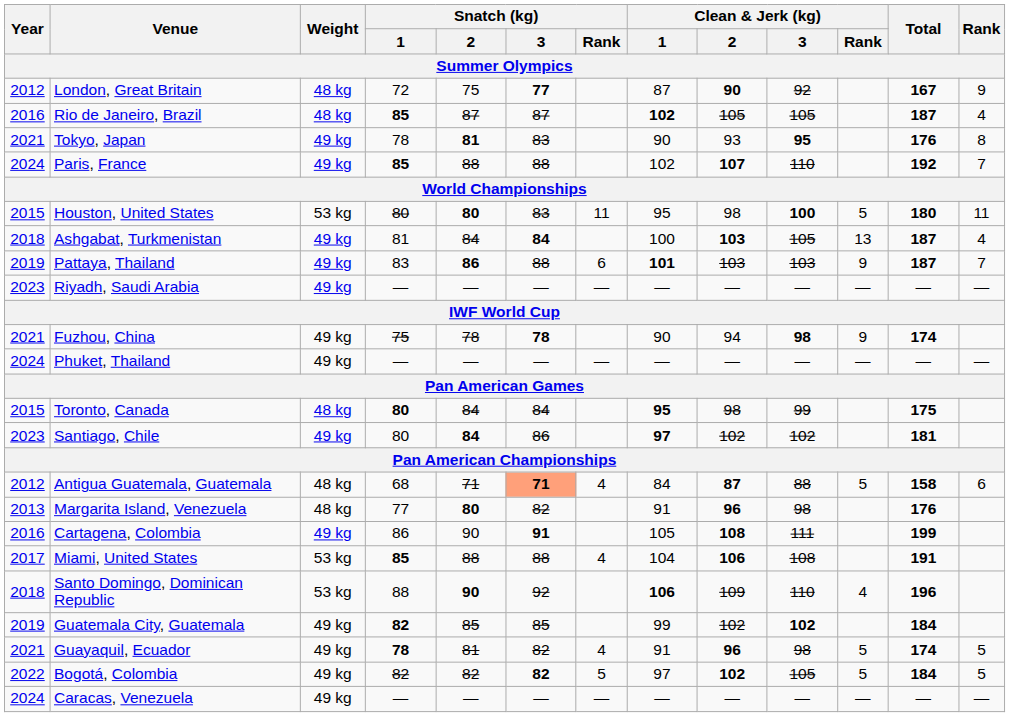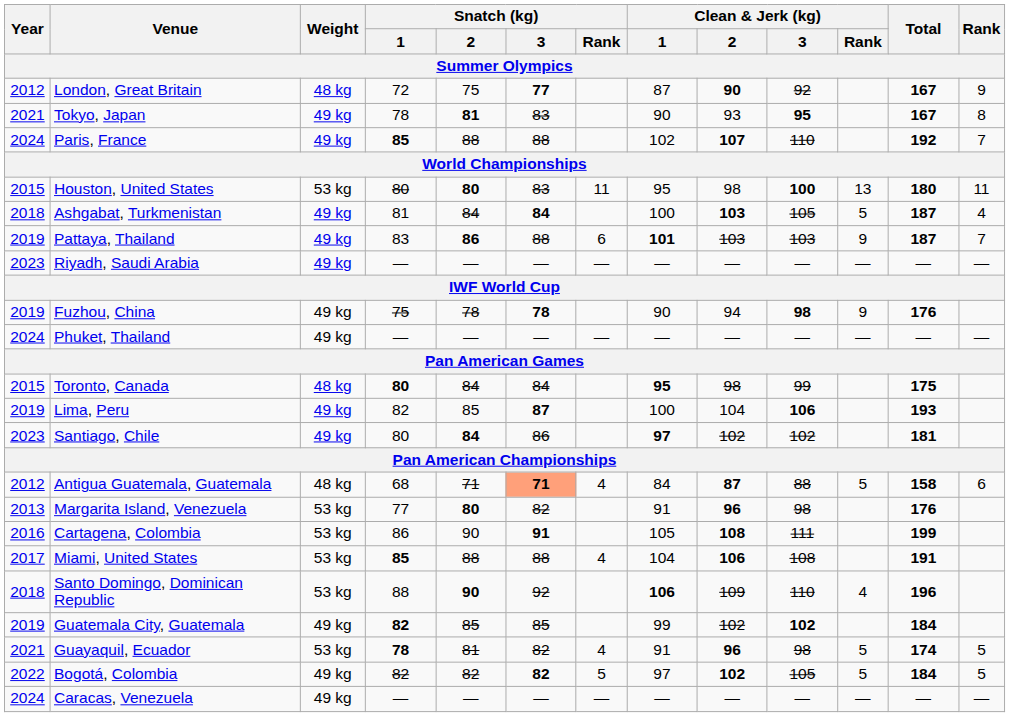- row: (128, 115)
(923, 139) 176 -> (923, 115) 167
(863, 213) 5 -> (863, 189) 13
(863, 238) 13 -> (863, 213) 5
(27, 336) 2021 -> (27, 312) 2019
(923, 336) 174 -> (923, 312) 176
+ row: (92, 410)
(333, 509) 48 kg -> (333, 509) 53 kg
(333, 533) 49 kg -> (333, 533) 53 kg
(333, 649) 49 kg -> (333, 649) 53 kg
